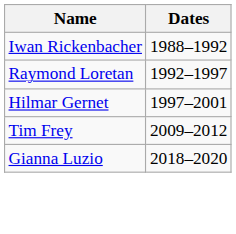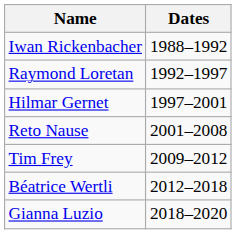+ row: (48, 129)
+ row: (61, 185)
